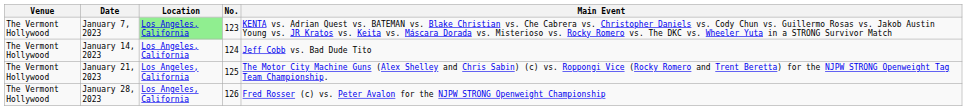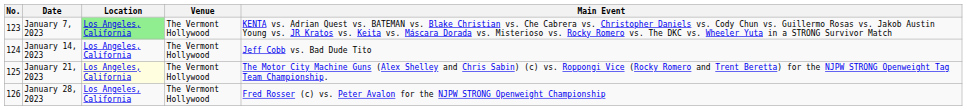columns swapped: (232, 11) <-> (42, 11)
(170, 72) no background -> (112, 72) lightyellow background
